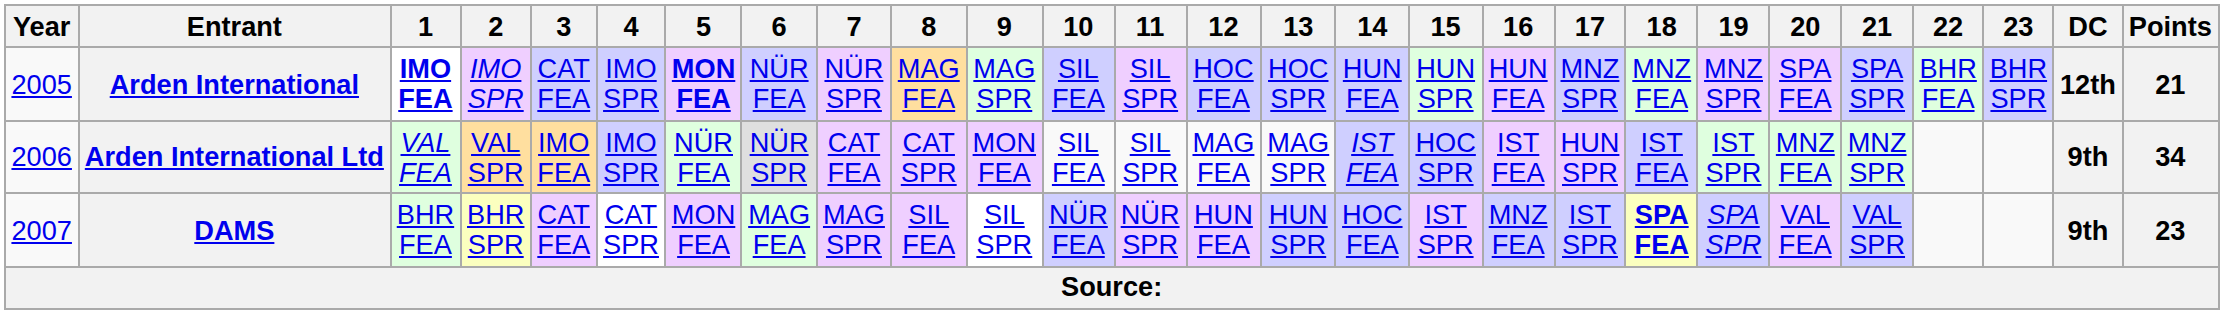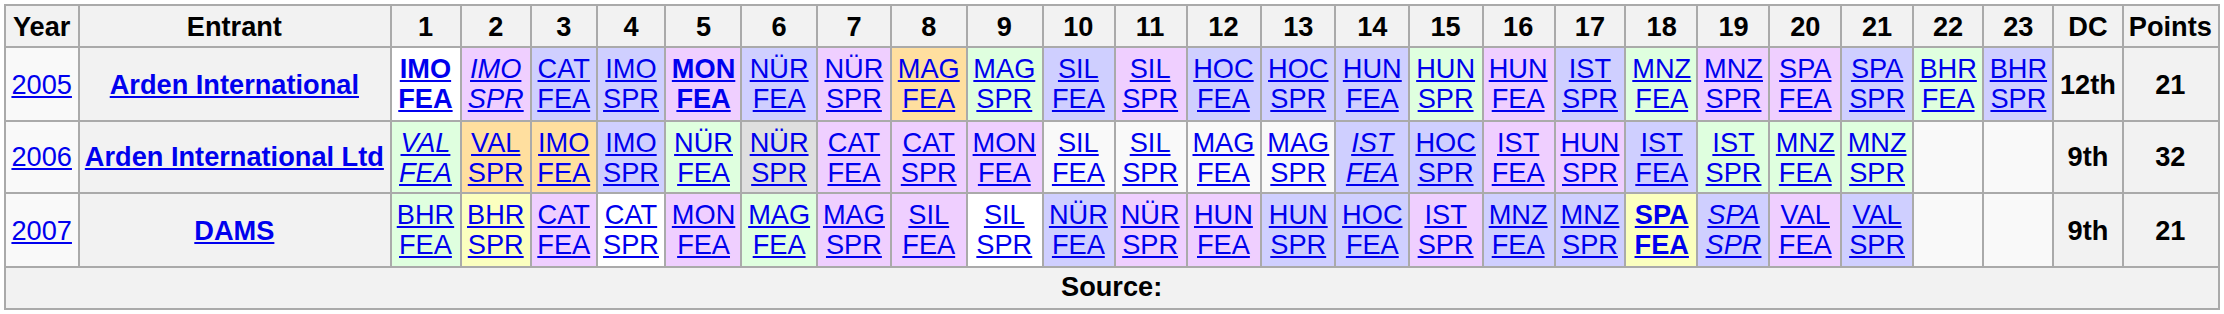(1590, 84) MNZ SPR -> (1590, 84) IST SPR
(2170, 157) 34 -> (2170, 157) 32
(1590, 230) IST SPR -> (1590, 230) MNZ SPR
(2170, 230) 23 -> (2170, 230) 21
